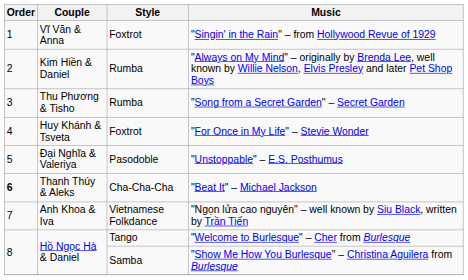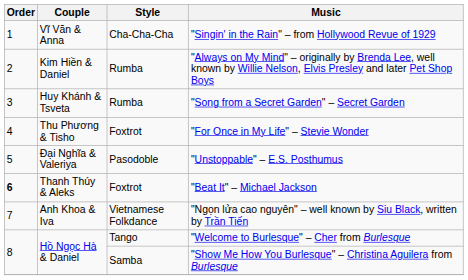(125, 35) Foxtrot -> (141, 35) Cha-Cha-Cha
(69, 103) Thu Phương & Tisho -> (70, 103) Huy Khánh & Tsveta
(70, 131) Huy Khánh & Tsveta -> (69, 131) Thu Phương & Tisho
(141, 187) Cha-Cha-Cha -> (125, 187) Foxtrot
